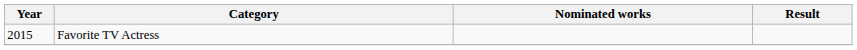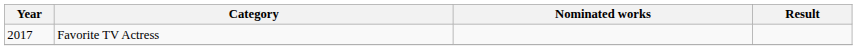(20, 34) 2015 -> (20, 34) 2017
